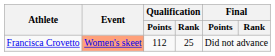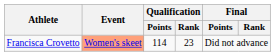(159, 43) 112 -> (159, 43) 114
(189, 43) 25 -> (189, 43) 23
